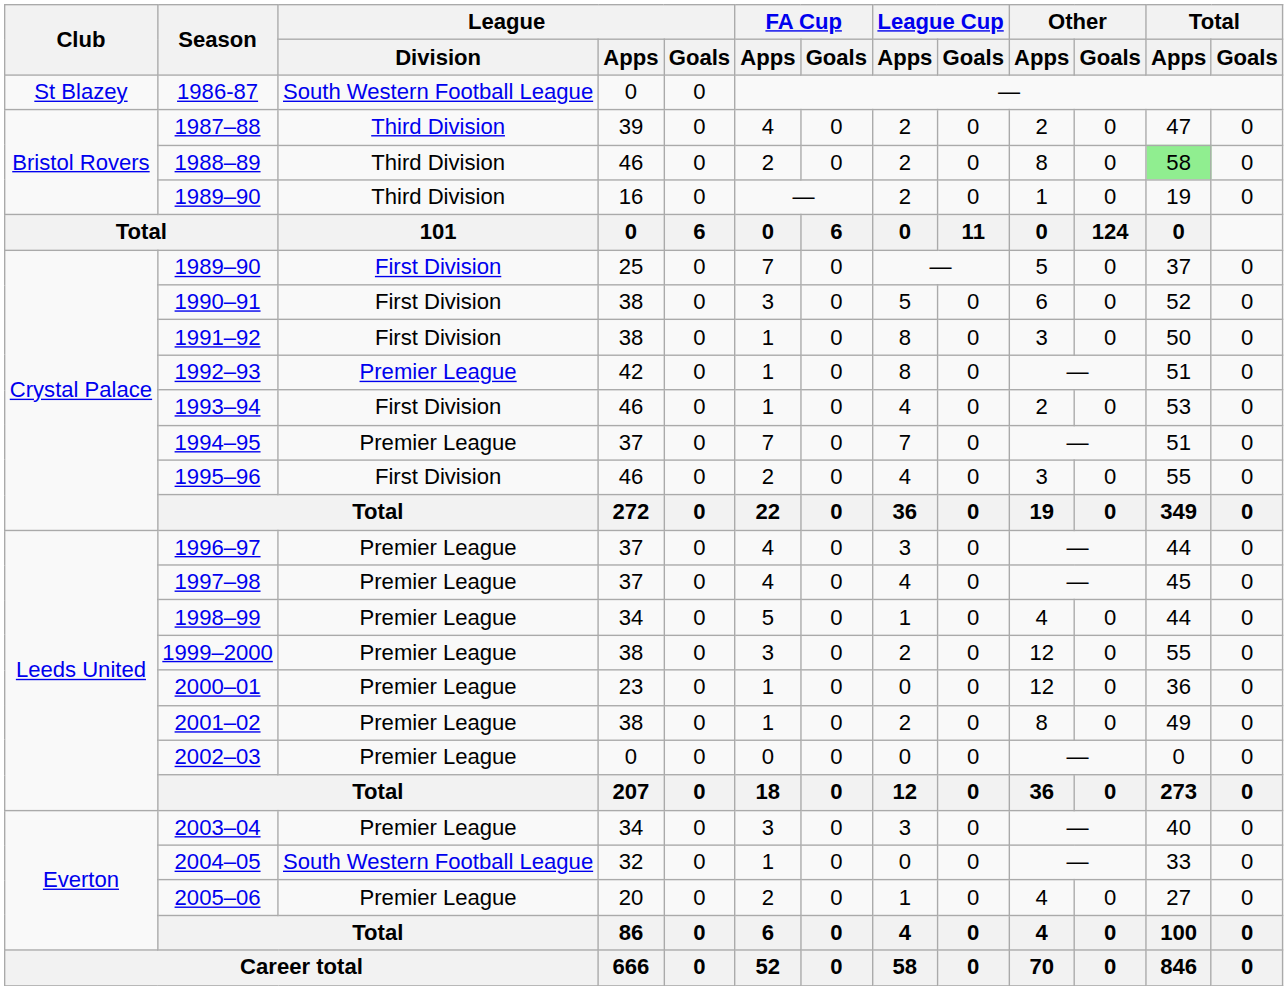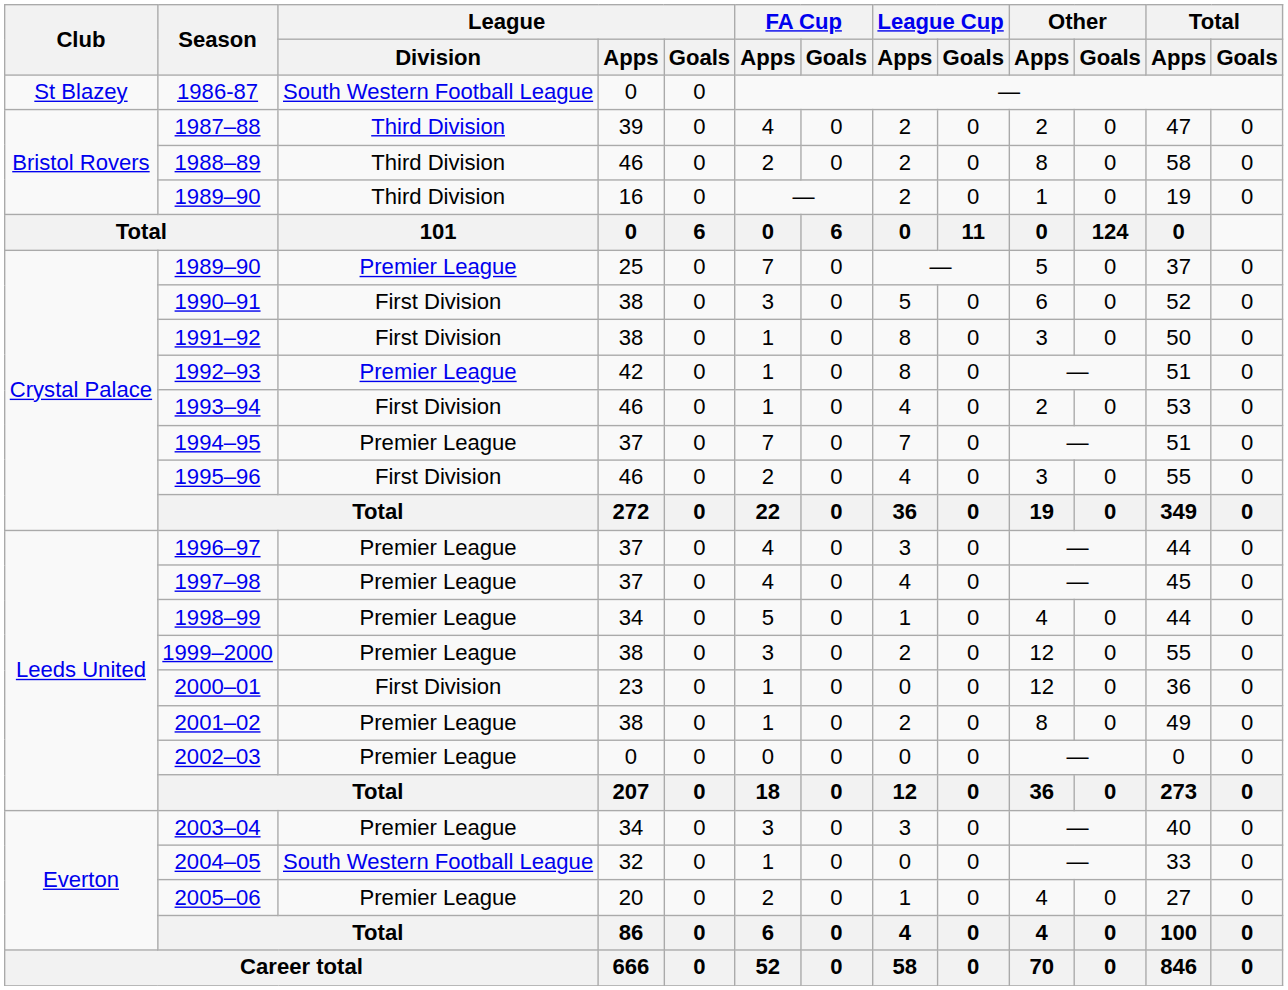(1179, 162) lightgreen background -> (1179, 162) no background
(438, 267) First Division -> (438, 267) Premier League
(438, 687) Premier League -> (438, 687) First Division
